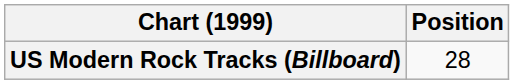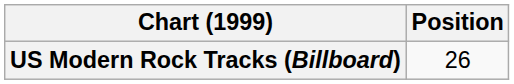(458, 60) 28 -> (458, 60) 26
